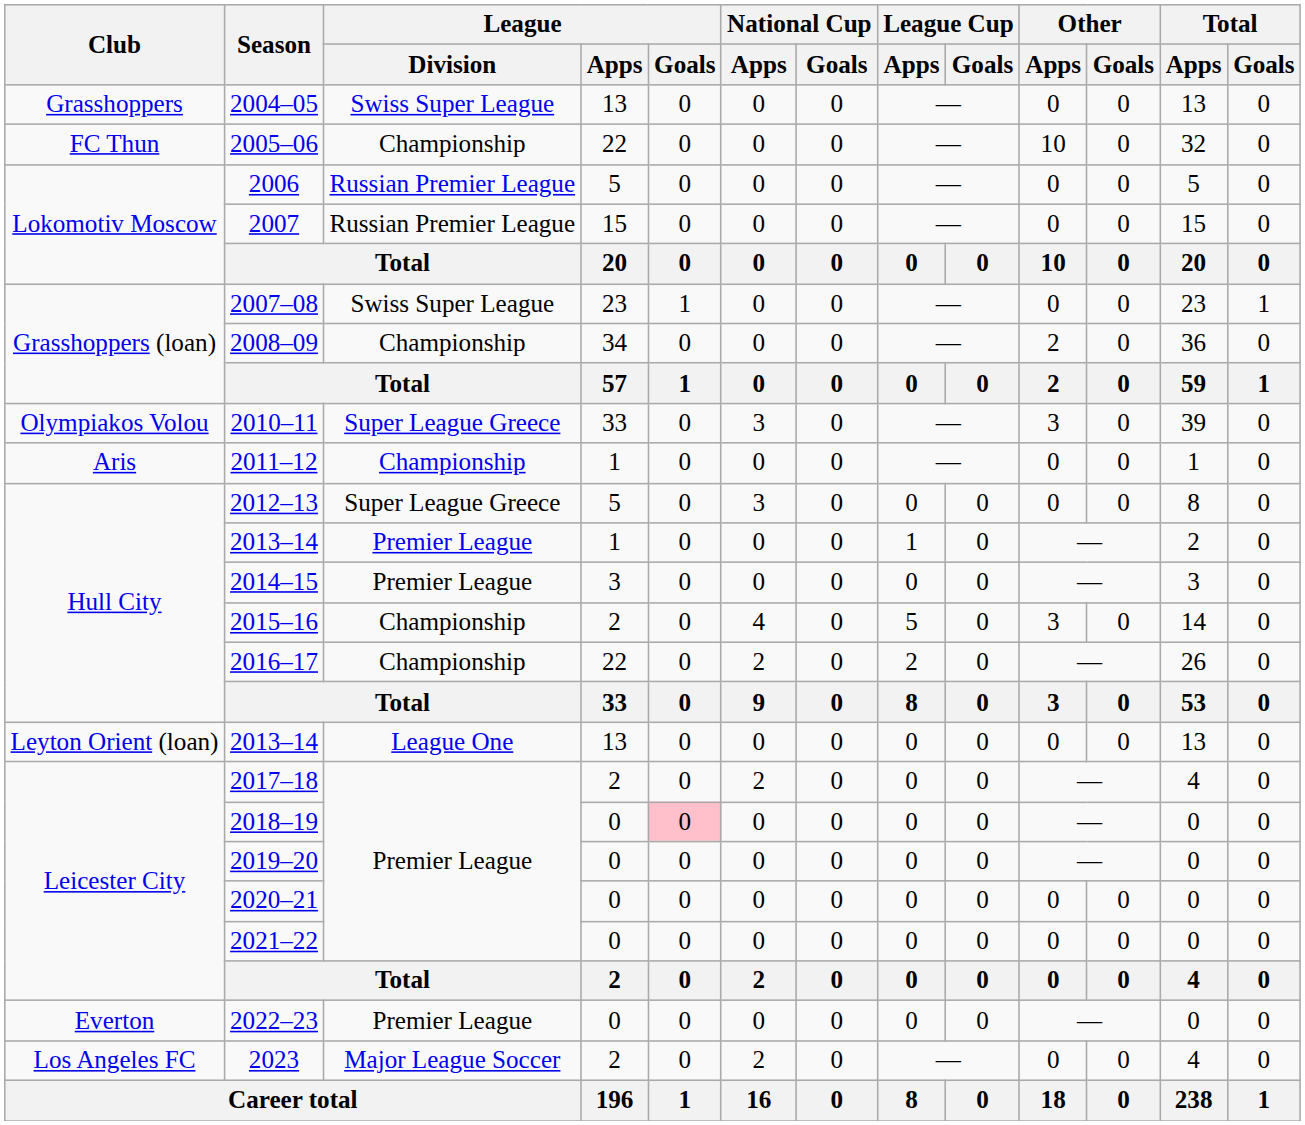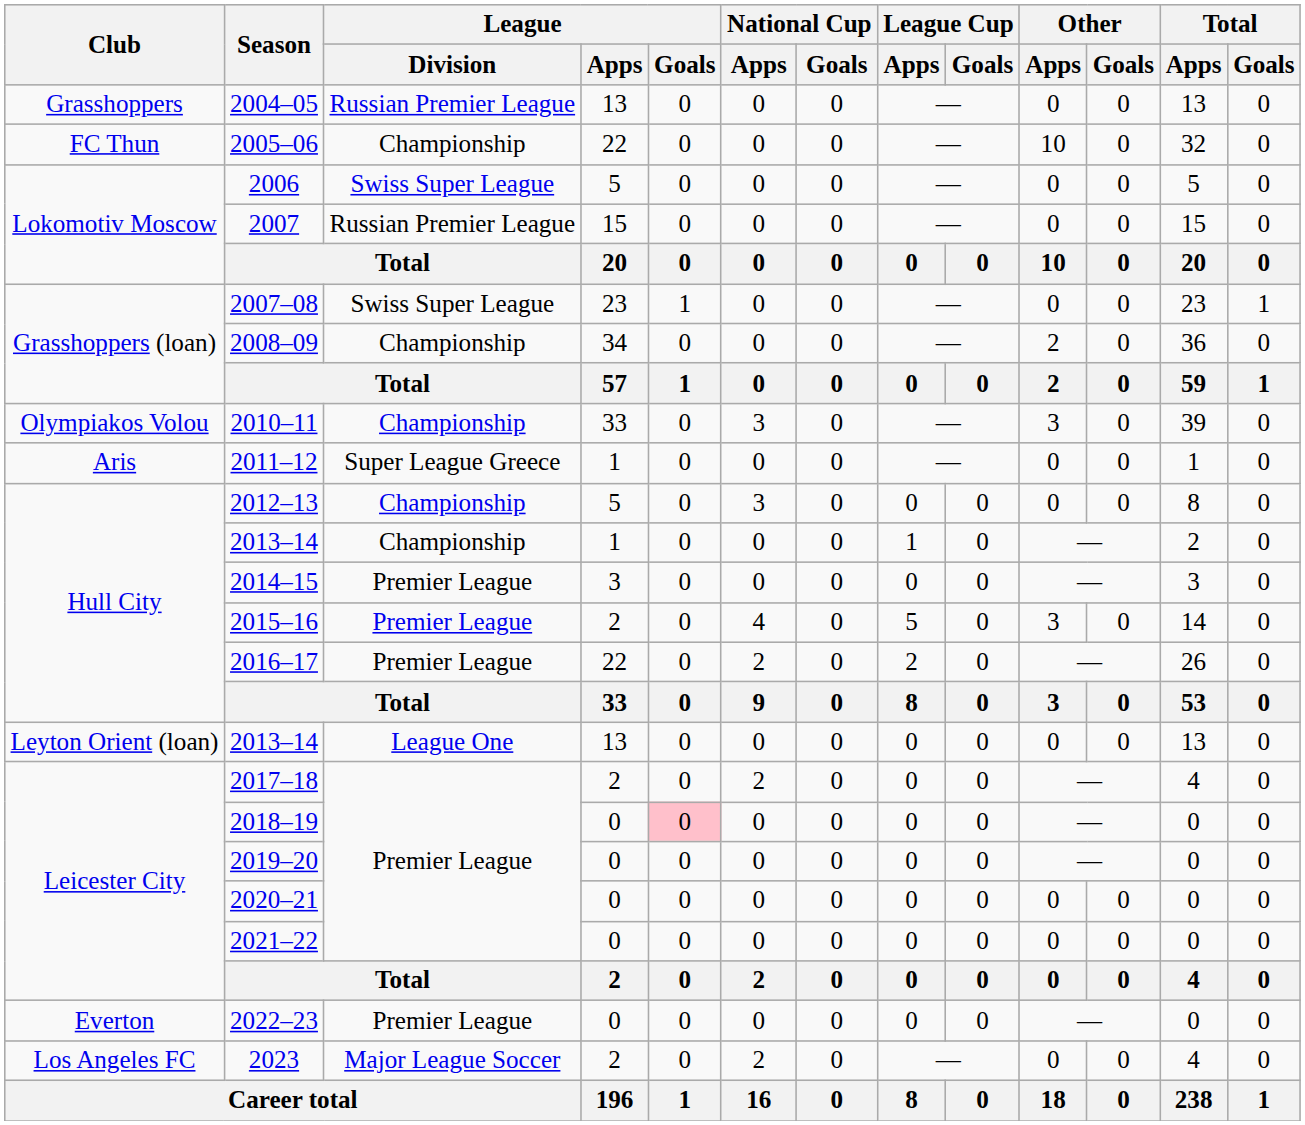(452, 104) Swiss Super League -> (452, 104) Russian Premier League
(452, 183) Russian Premier League -> (452, 183) Swiss Super League
(452, 422) Super League Greece -> (452, 422) Championship
(452, 462) Championship -> (452, 462) Super League Greece
(452, 502) Super League Greece -> (452, 502) Championship
(452, 542) Premier League -> (452, 542) Championship
(452, 622) Championship -> (452, 622) Premier League
(452, 661) Championship -> (452, 661) Premier League
